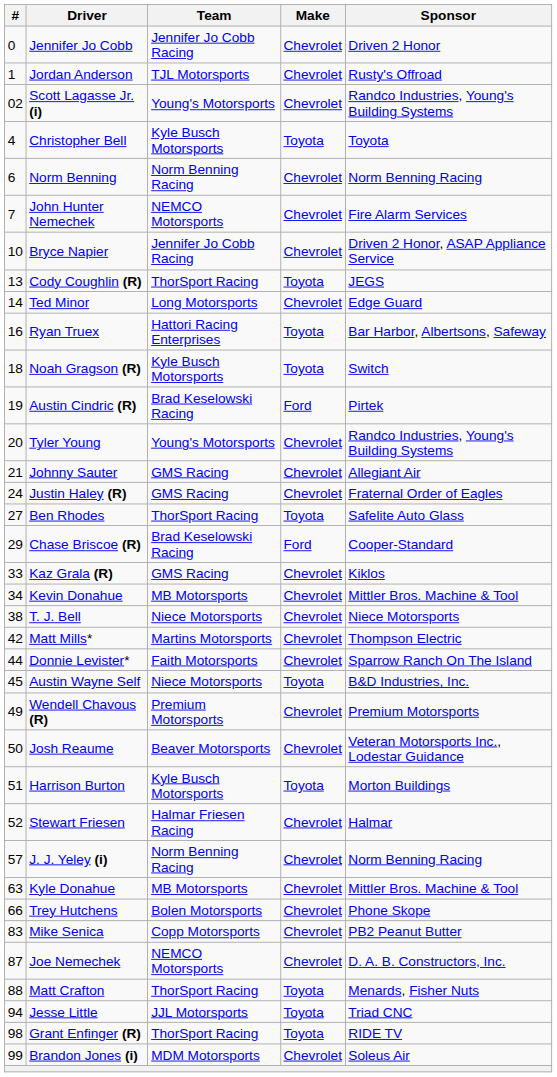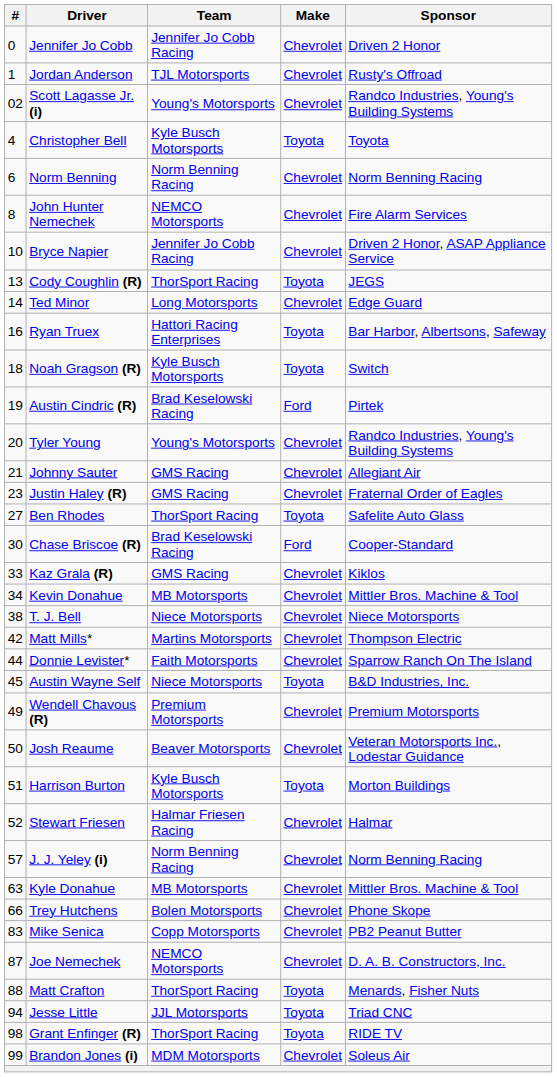(11, 214) 7 -> (11, 214) 8
(15, 493) 24 -> (15, 493) 23
(15, 544) 29 -> (15, 544) 30
